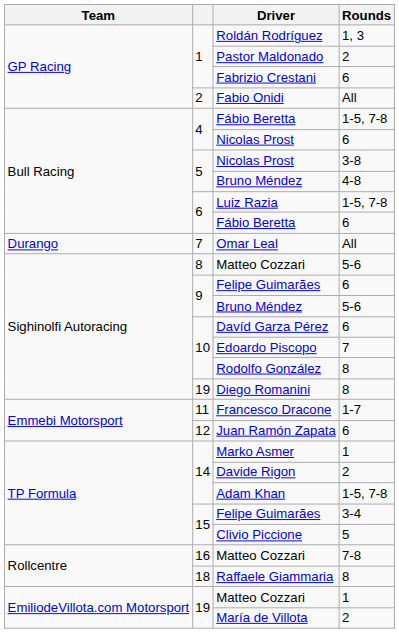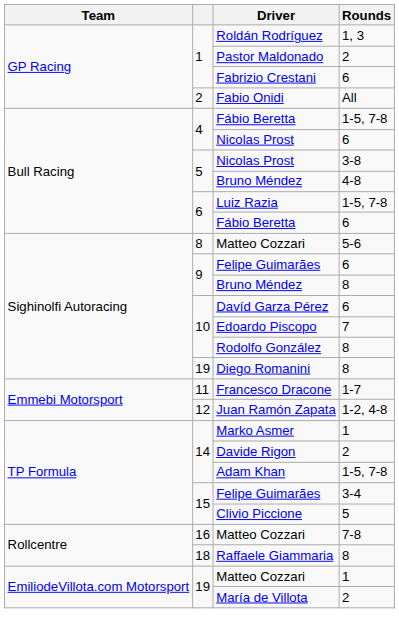- row: (199, 243)
(352, 306) 5-6 -> (346, 285) 8
(346, 430) 6 -> (365, 410) 1-2, 4-8
